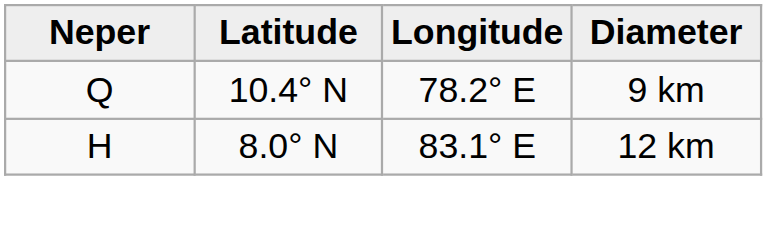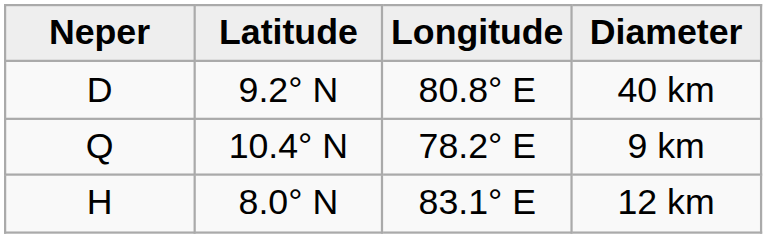+ row: (666, 89)
